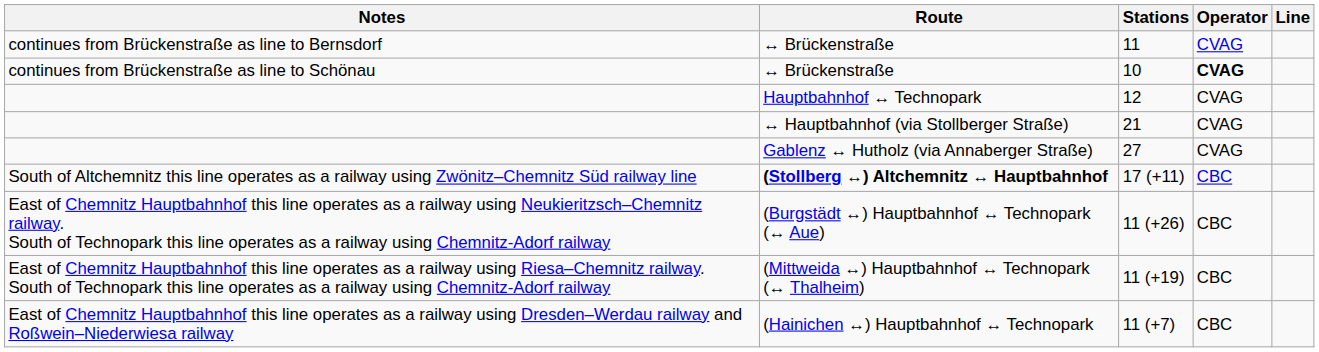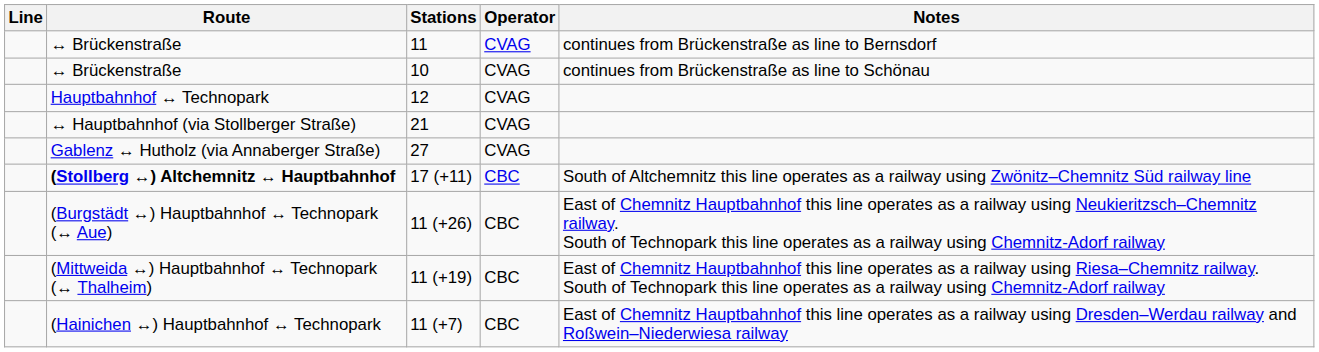columns swapped: (1293, 17) <-> (382, 17)
(1220, 71) bold -> (507, 71) normal
